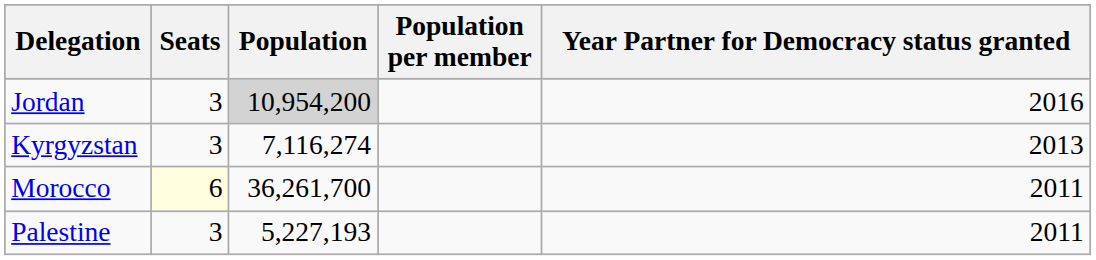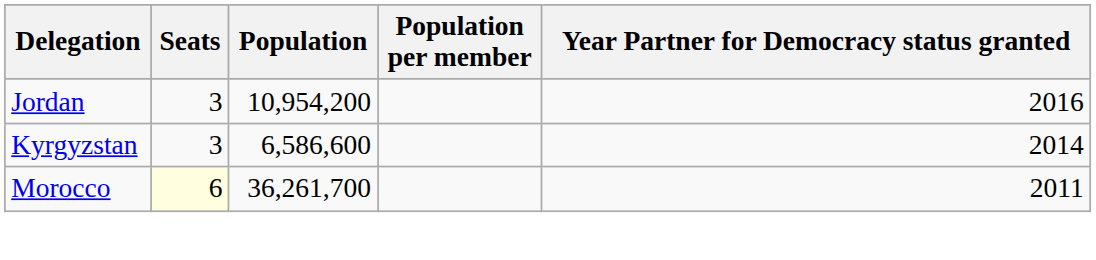(309, 100) lightgrey background -> (309, 100) no background
(316, 144) 7,116,274 -> (316, 144) 6,586,600
(1056, 144) 2013 -> (1056, 144) 2014
- row: (61, 231)
